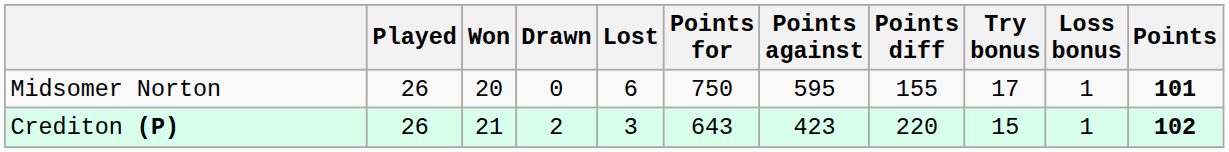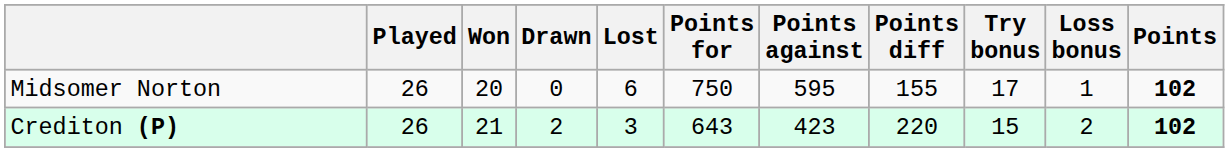(1175, 89) 101 -> (1175, 89) 102
(1087, 127) 1 -> (1087, 127) 2
